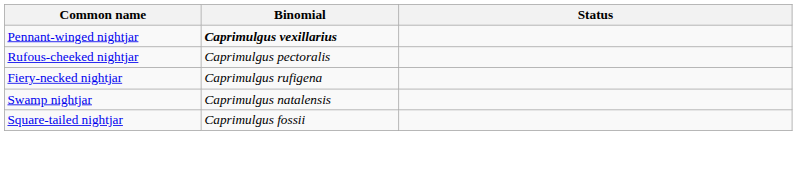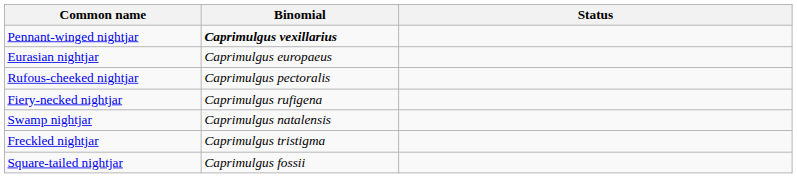+ row: (53, 57)
+ row: (53, 141)
